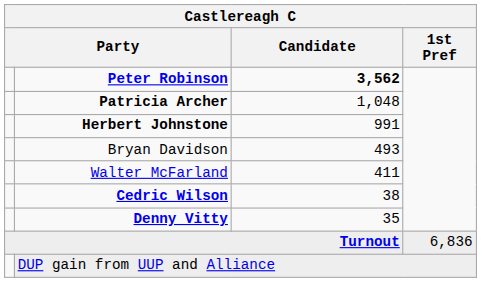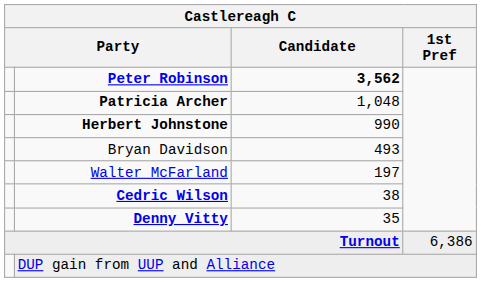(387, 126) 991 -> (387, 126) 990
(387, 173) 411 -> (387, 173) 197
(451, 242) 6,836 -> (451, 242) 6,386
